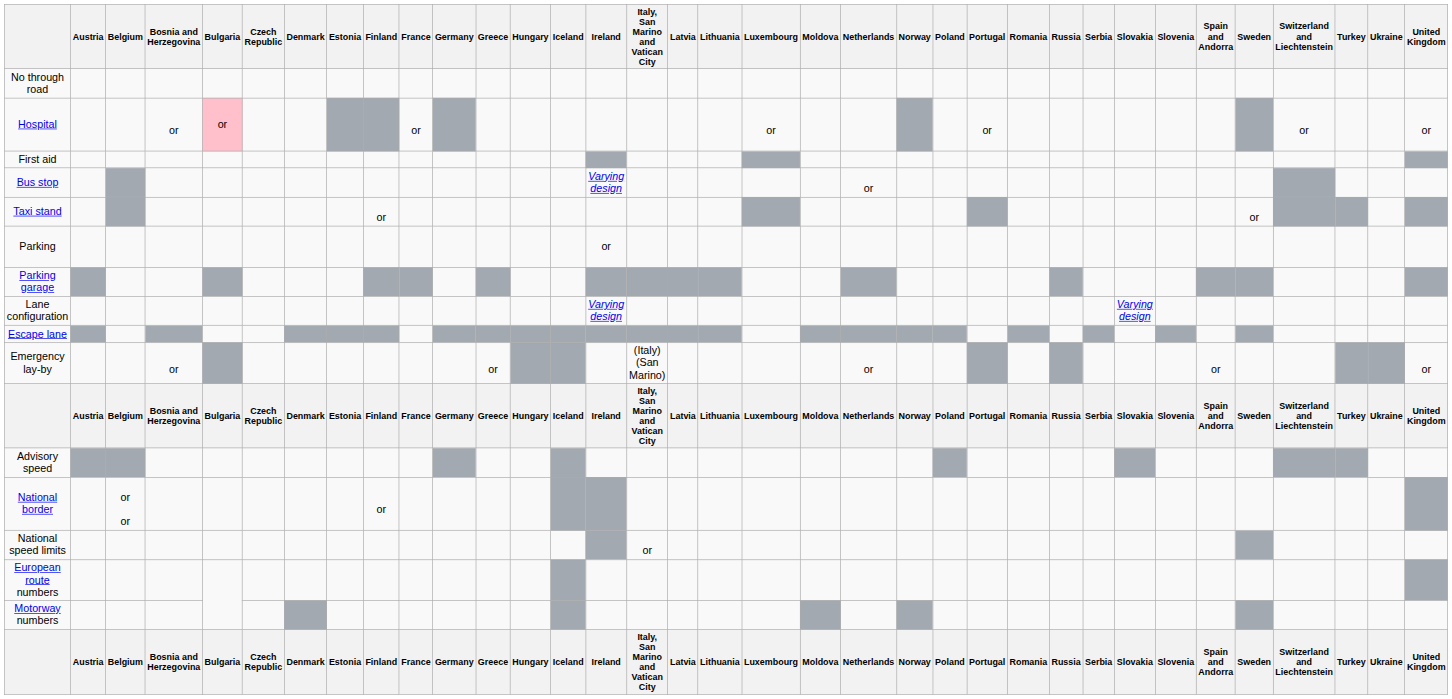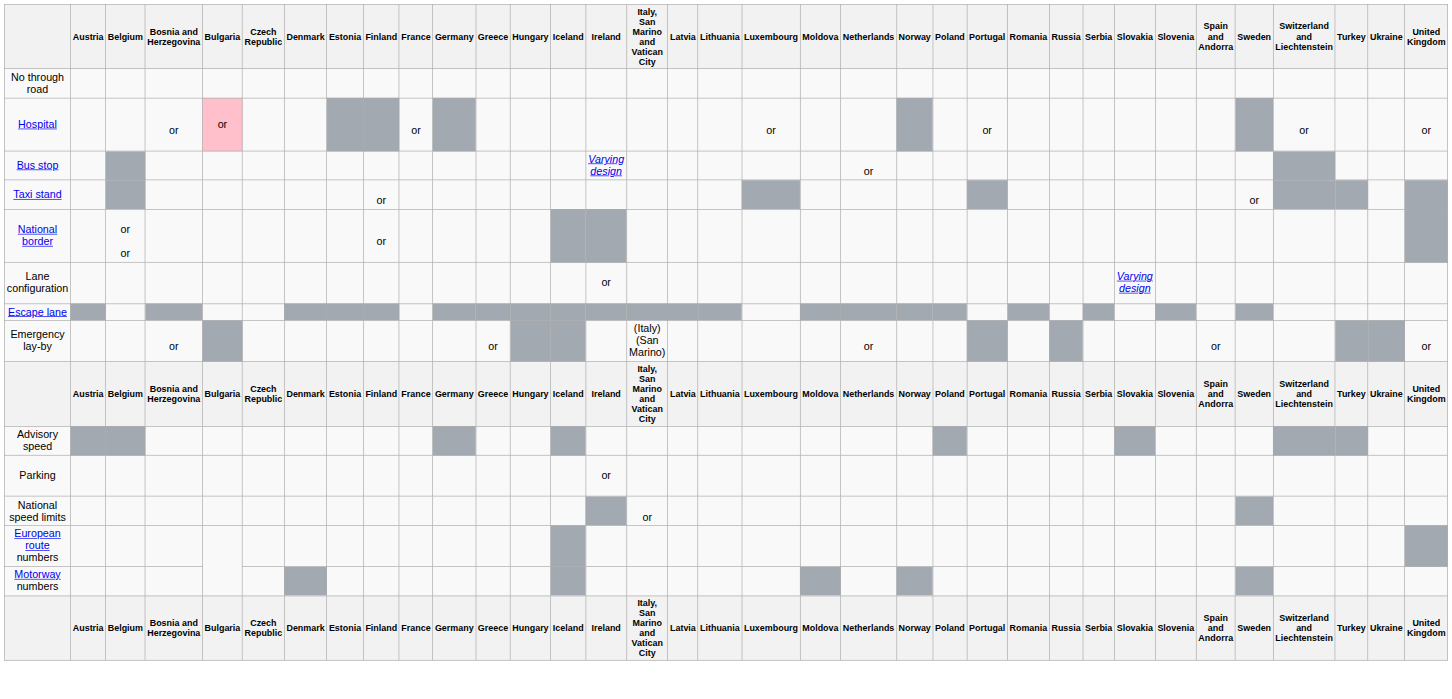- row: (37, 159)
rows swapped: (37, 246) <-> (37, 503)
- row: (37, 282)
(606, 311) Varying design -> (606, 283) or
